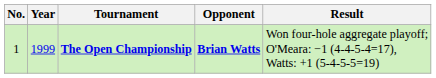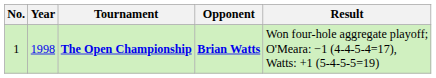(43, 49) 1999 -> (43, 49) 1998
